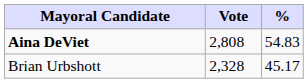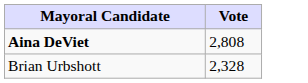- column: (282, 16)
